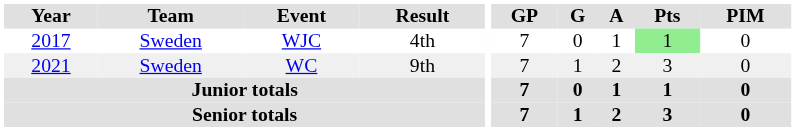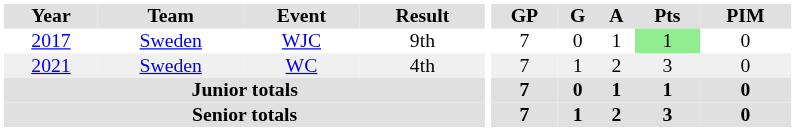(422, 40) 4th -> (422, 40) 9th
(422, 65) 9th -> (422, 65) 4th
